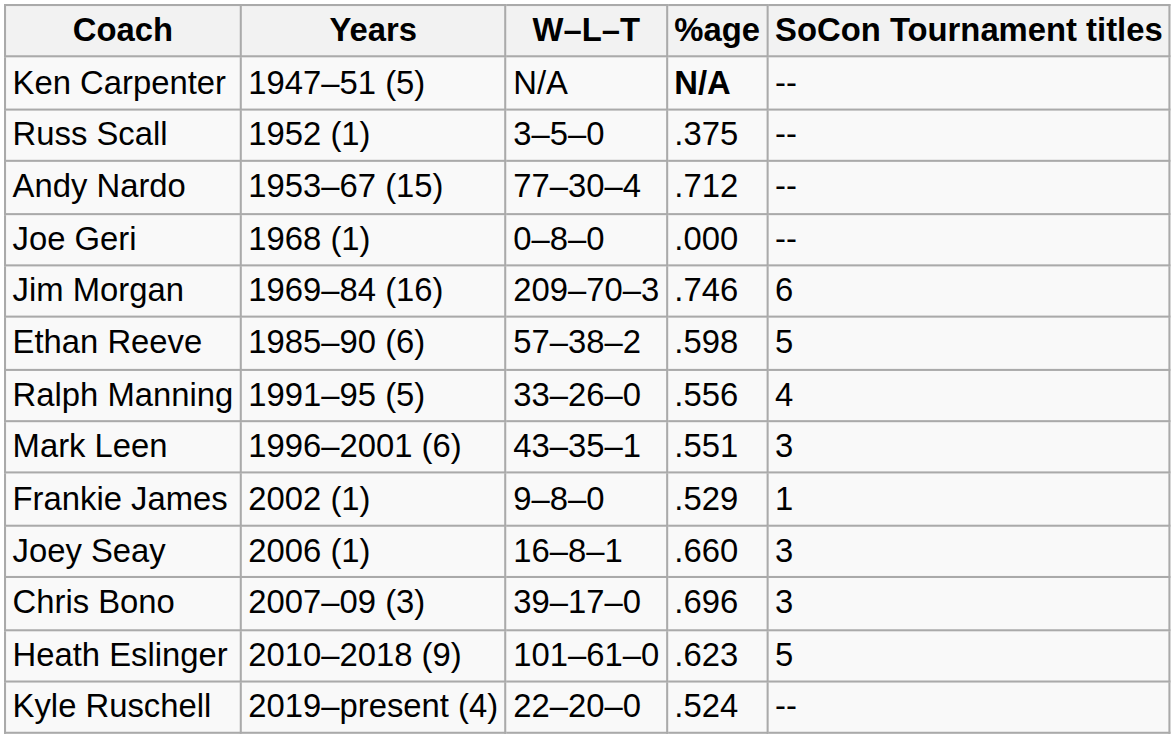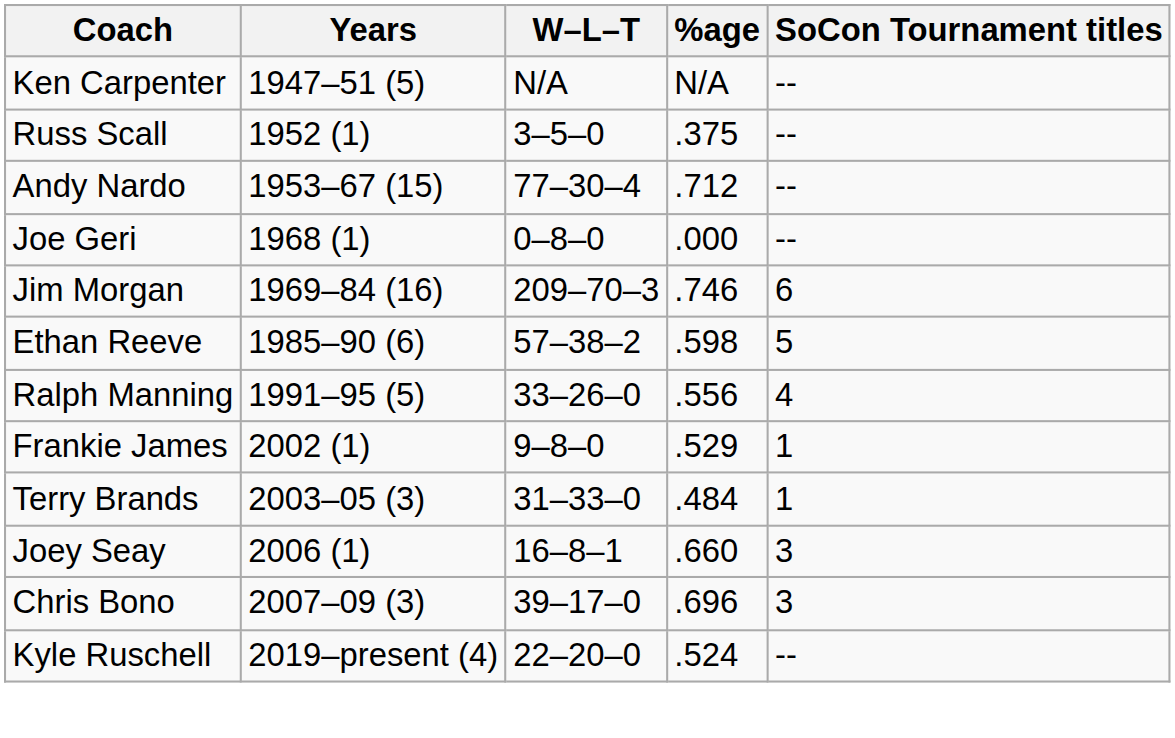(703, 82) bold -> (702, 82) normal
- row: (90, 446)
+ row: (106, 498)
- row: (120, 654)
